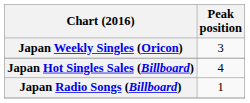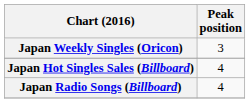(221, 87) 1 -> (221, 87) 4
